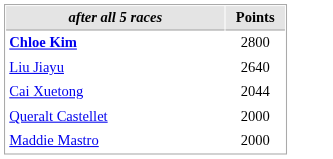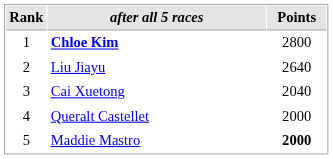+ column: (26, 17)
(255, 91) 2044 -> (297, 91) 2040
(255, 140) normal -> (297, 140) bold
